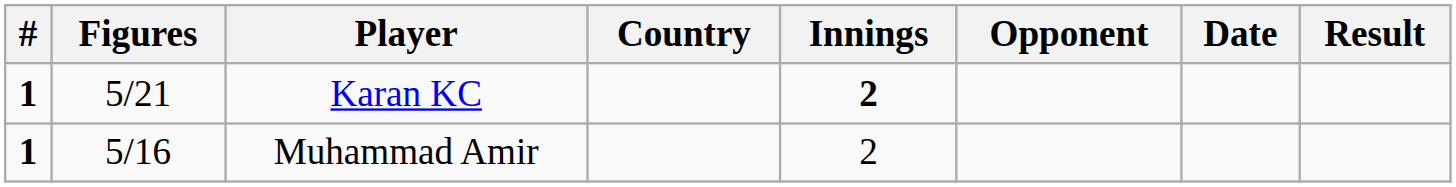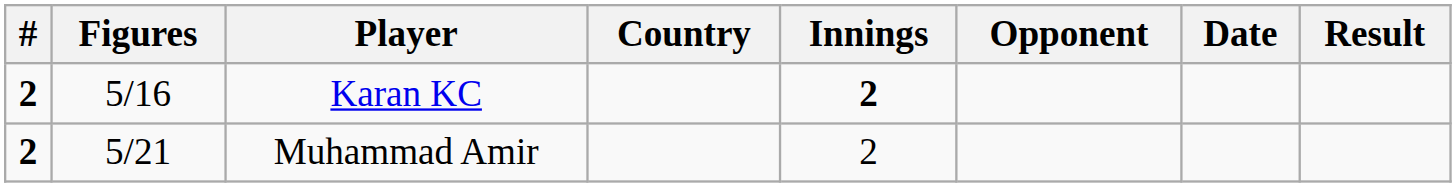(28, 92) 1 -> (28, 92) 2
(138, 92) 5/21 -> (138, 92) 5/16
(28, 151) 1 -> (28, 151) 2
(138, 151) 5/16 -> (138, 151) 5/21
